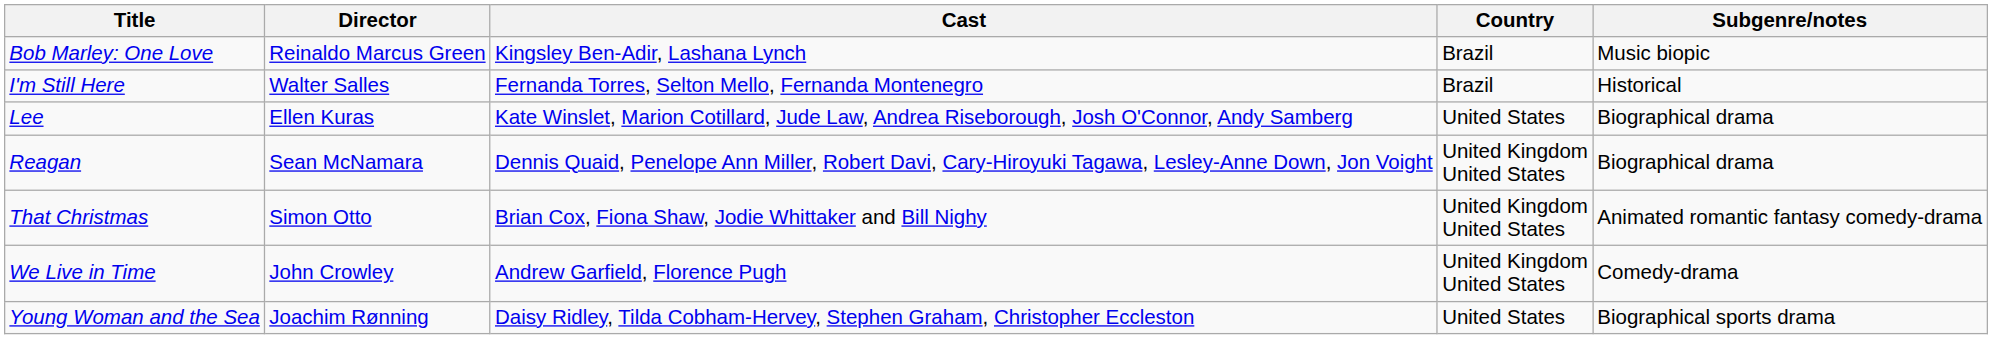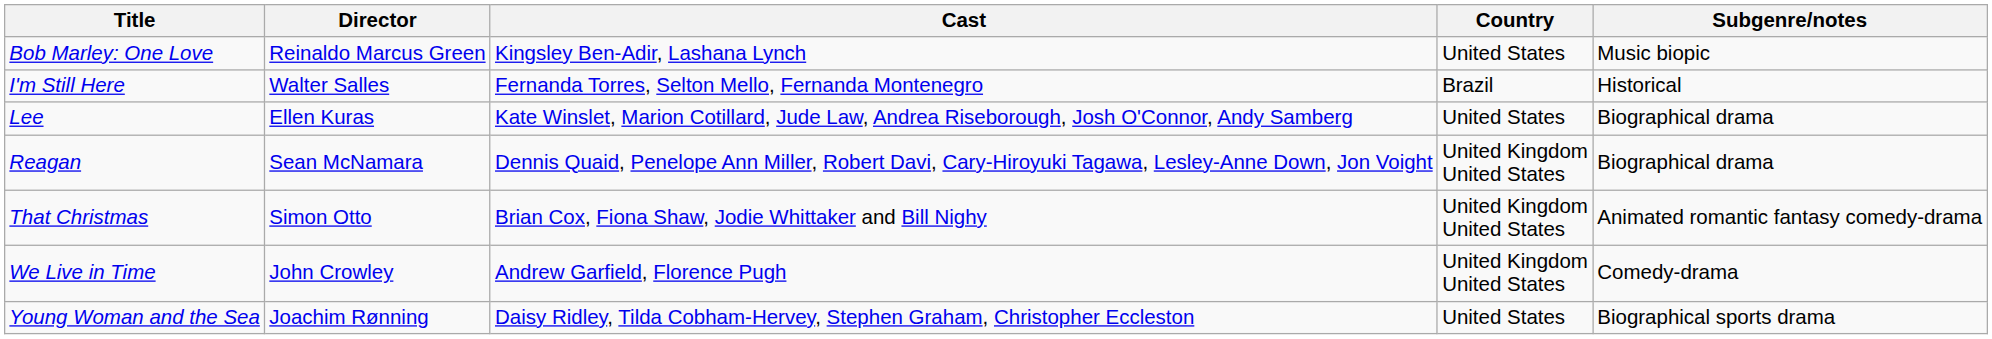(1468, 53) Brazil -> (1504, 53) United States
